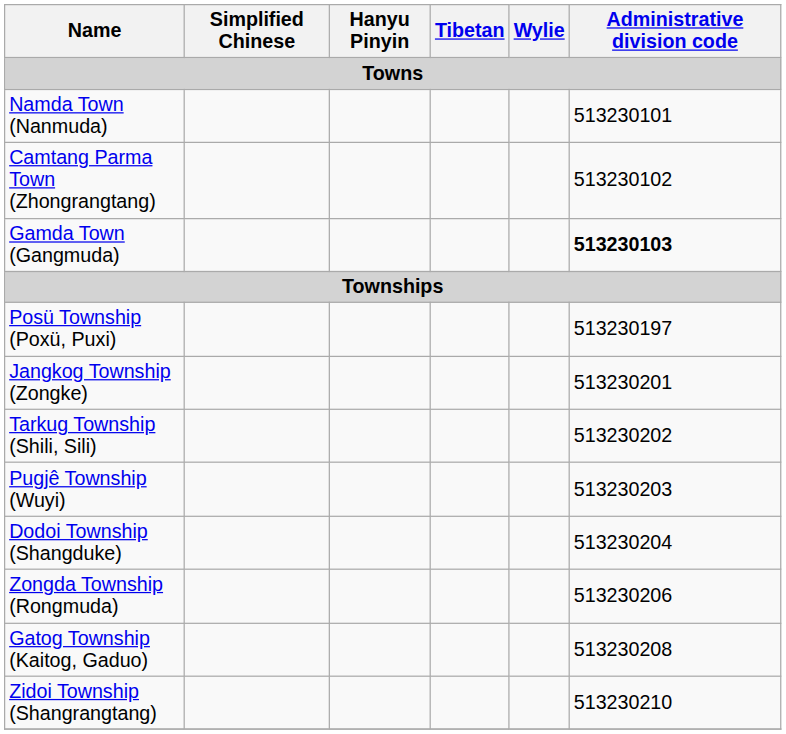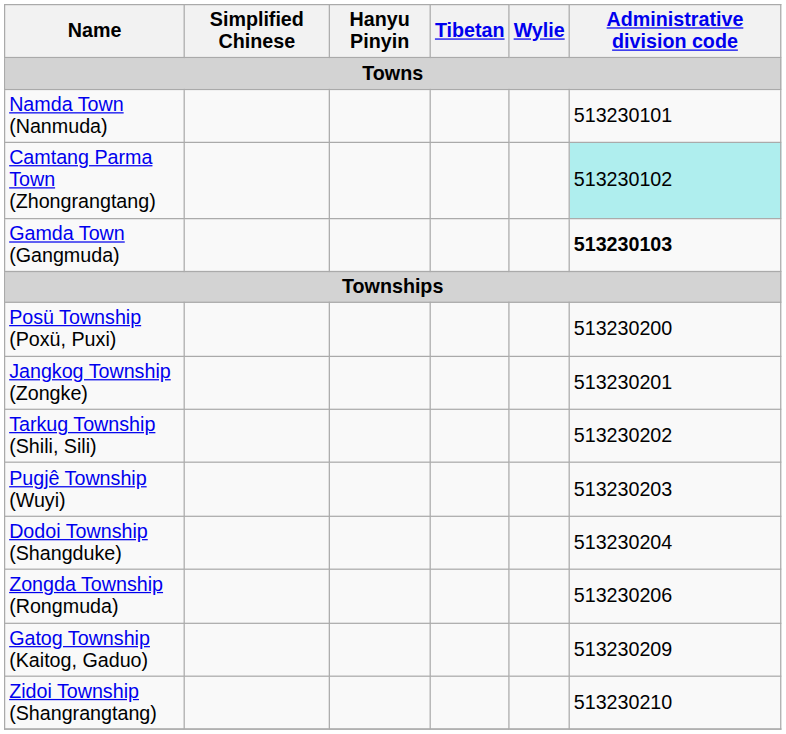(623, 180) no background -> (623, 180) paleturquoise background
(623, 329) 513230197 -> (623, 329) 513230200
(623, 649) 513230208 -> (623, 649) 513230209
